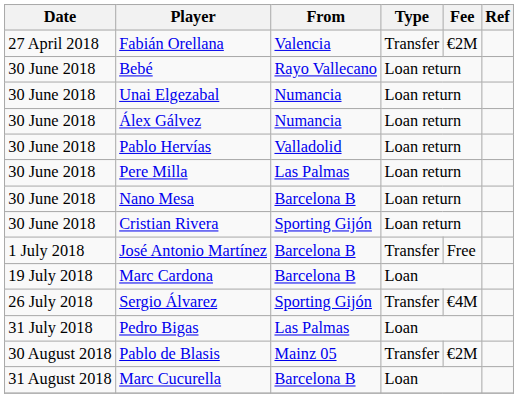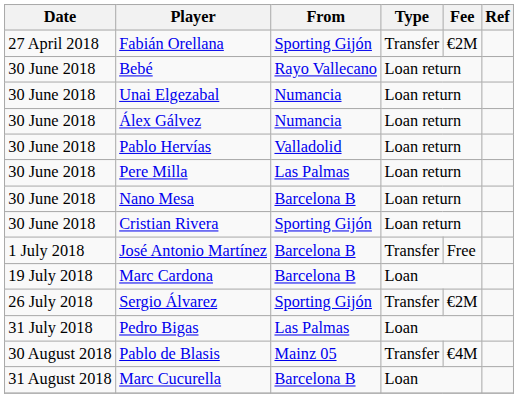(303, 43) Valencia -> (323, 43) Sporting Gijón
(462, 302) €4M -> (462, 302) €2M
(462, 353) €2M -> (462, 353) €4M
